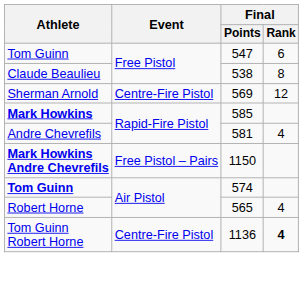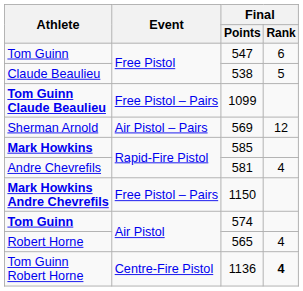(281, 74) 8 -> (281, 74) 5
+ row: (57, 101)
(164, 94) Centre-Fire Pistol -> (161, 128) Air Pistol – Pairs
